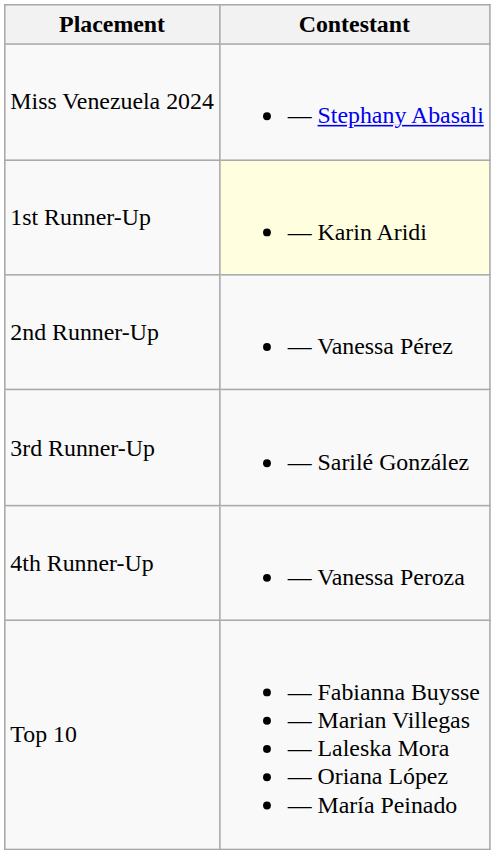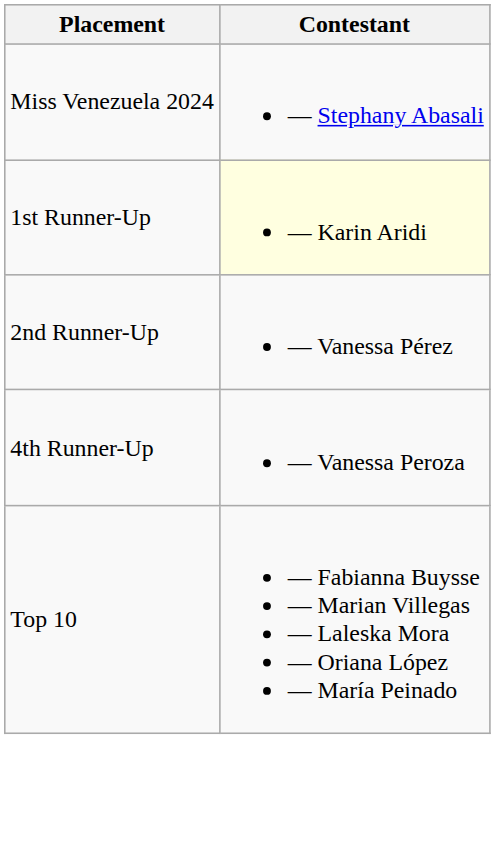- row: (83, 447)
